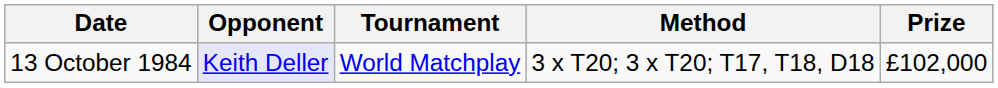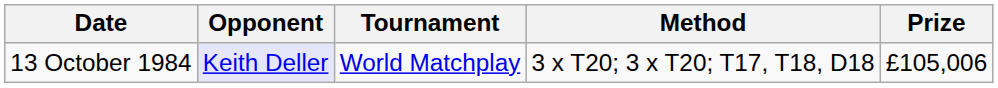(936, 62) £102,000 -> (936, 62) £105,006
